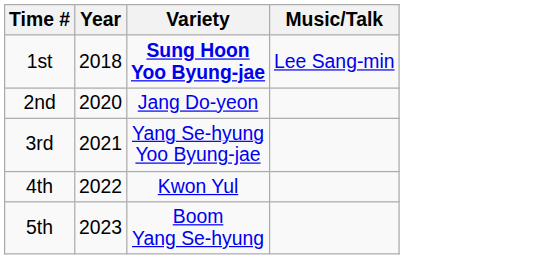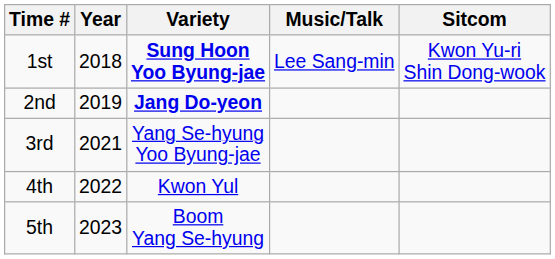+ column: (475, 19)
(101, 103) 2020 -> (101, 103) 2019
(198, 103) normal -> (198, 103) bold
